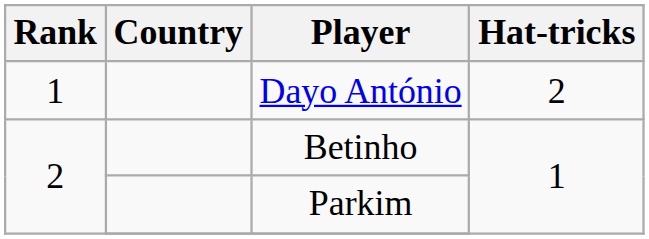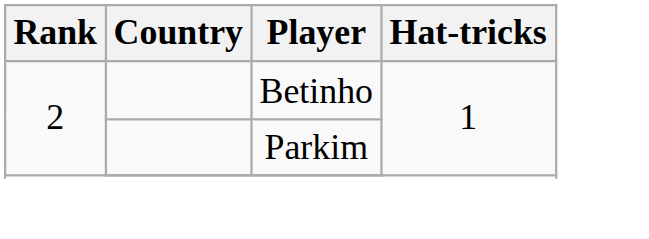- row: (361, 89)
